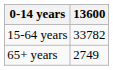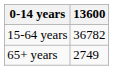(89, 34) 33782 -> (89, 34) 36782
